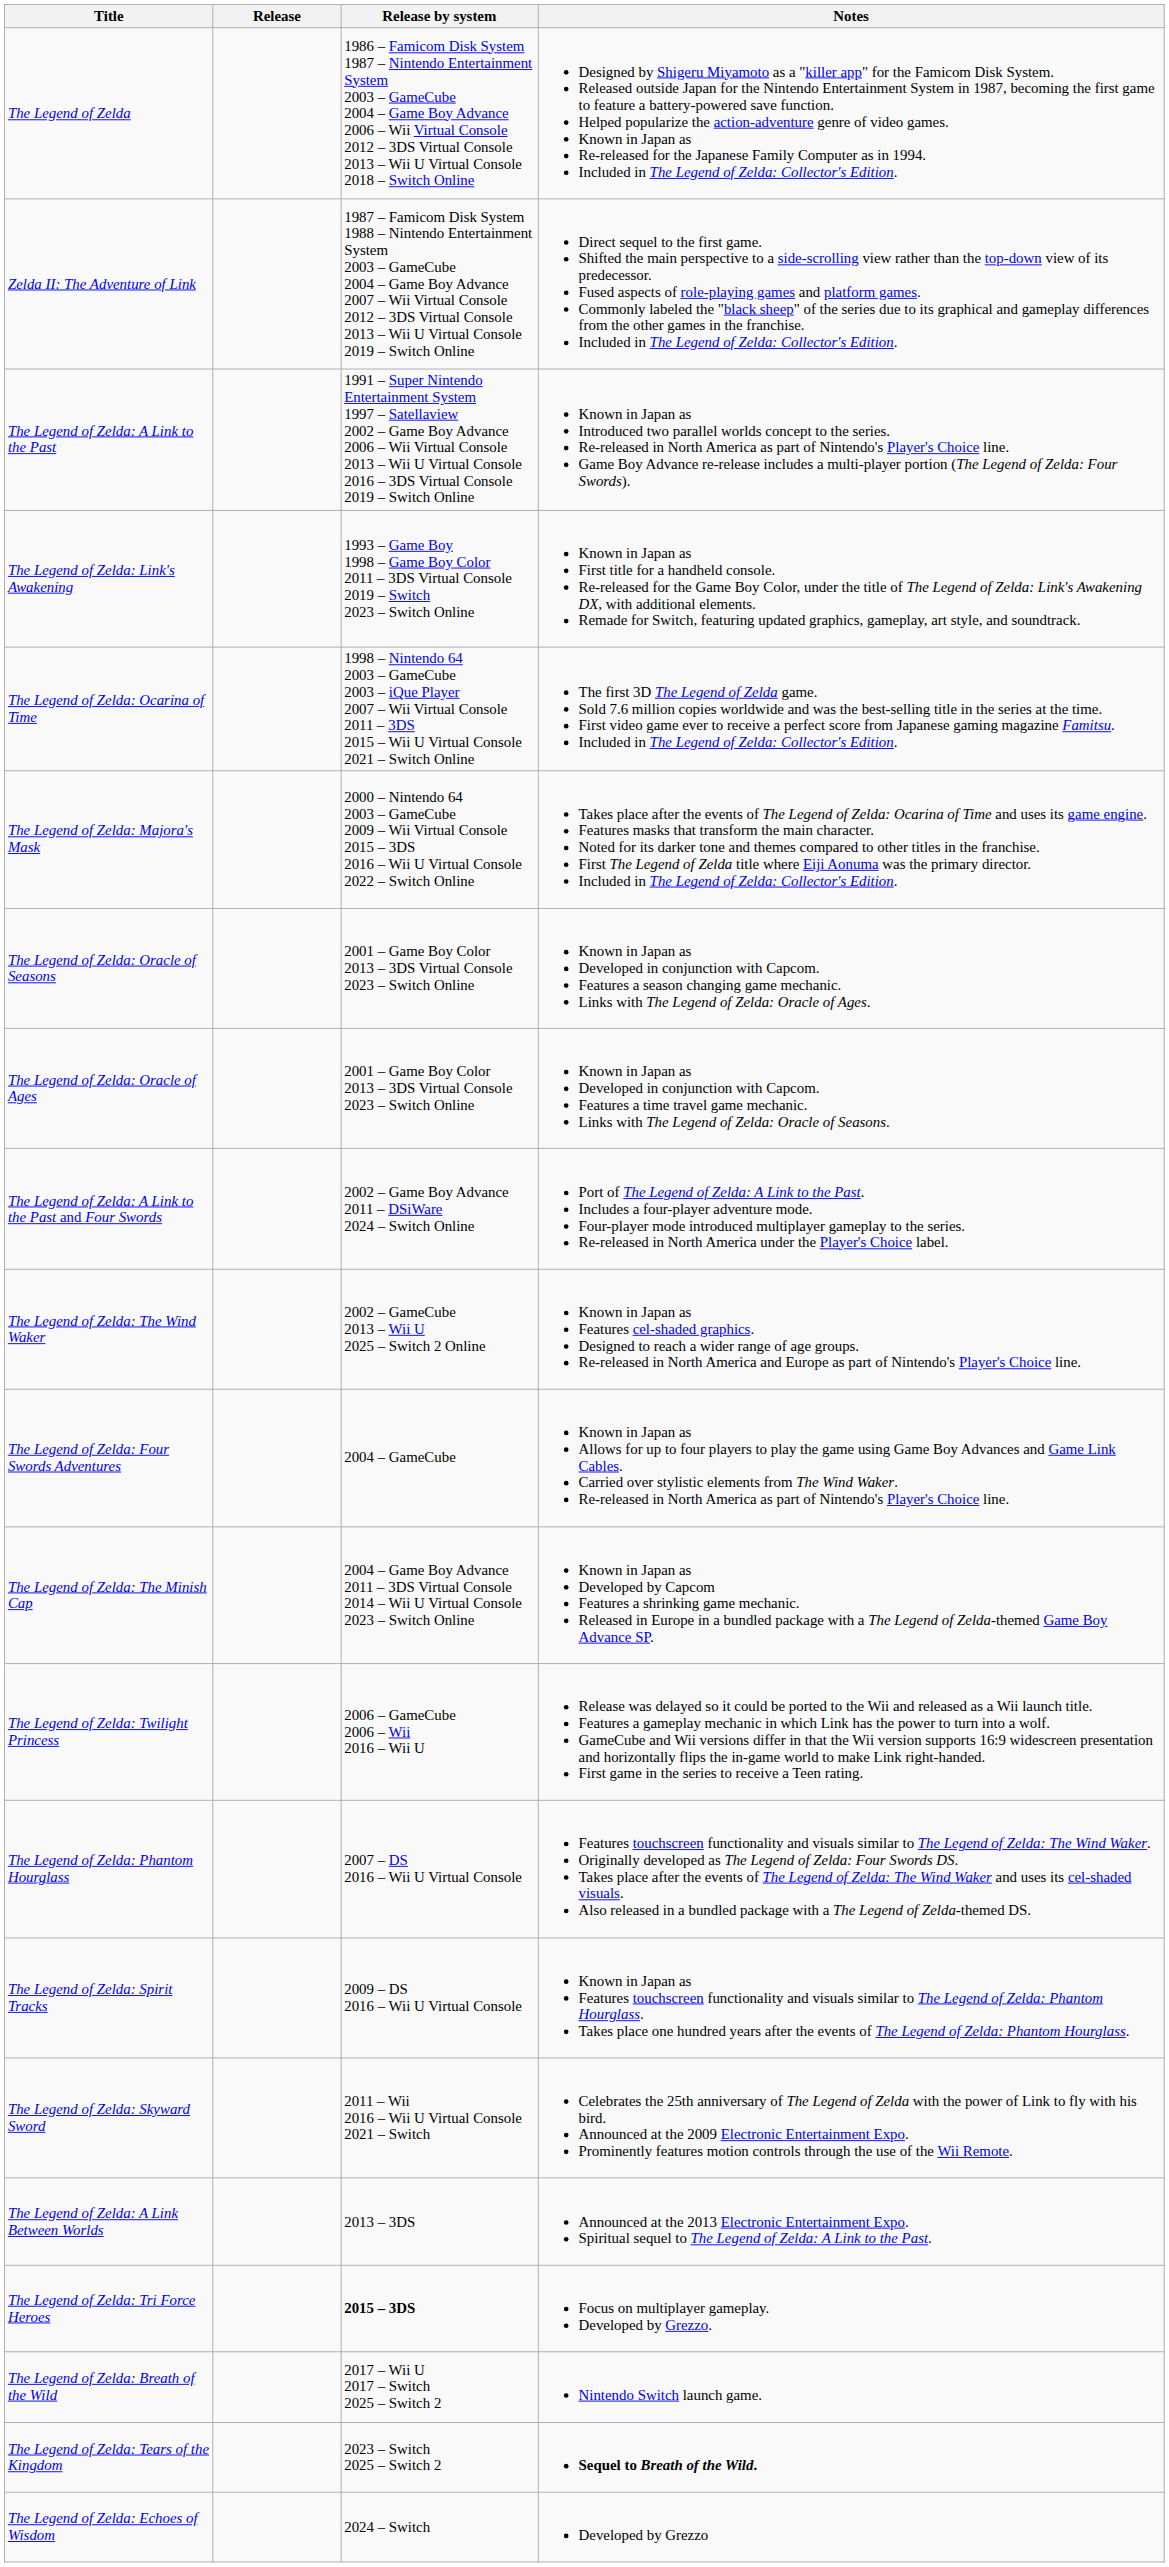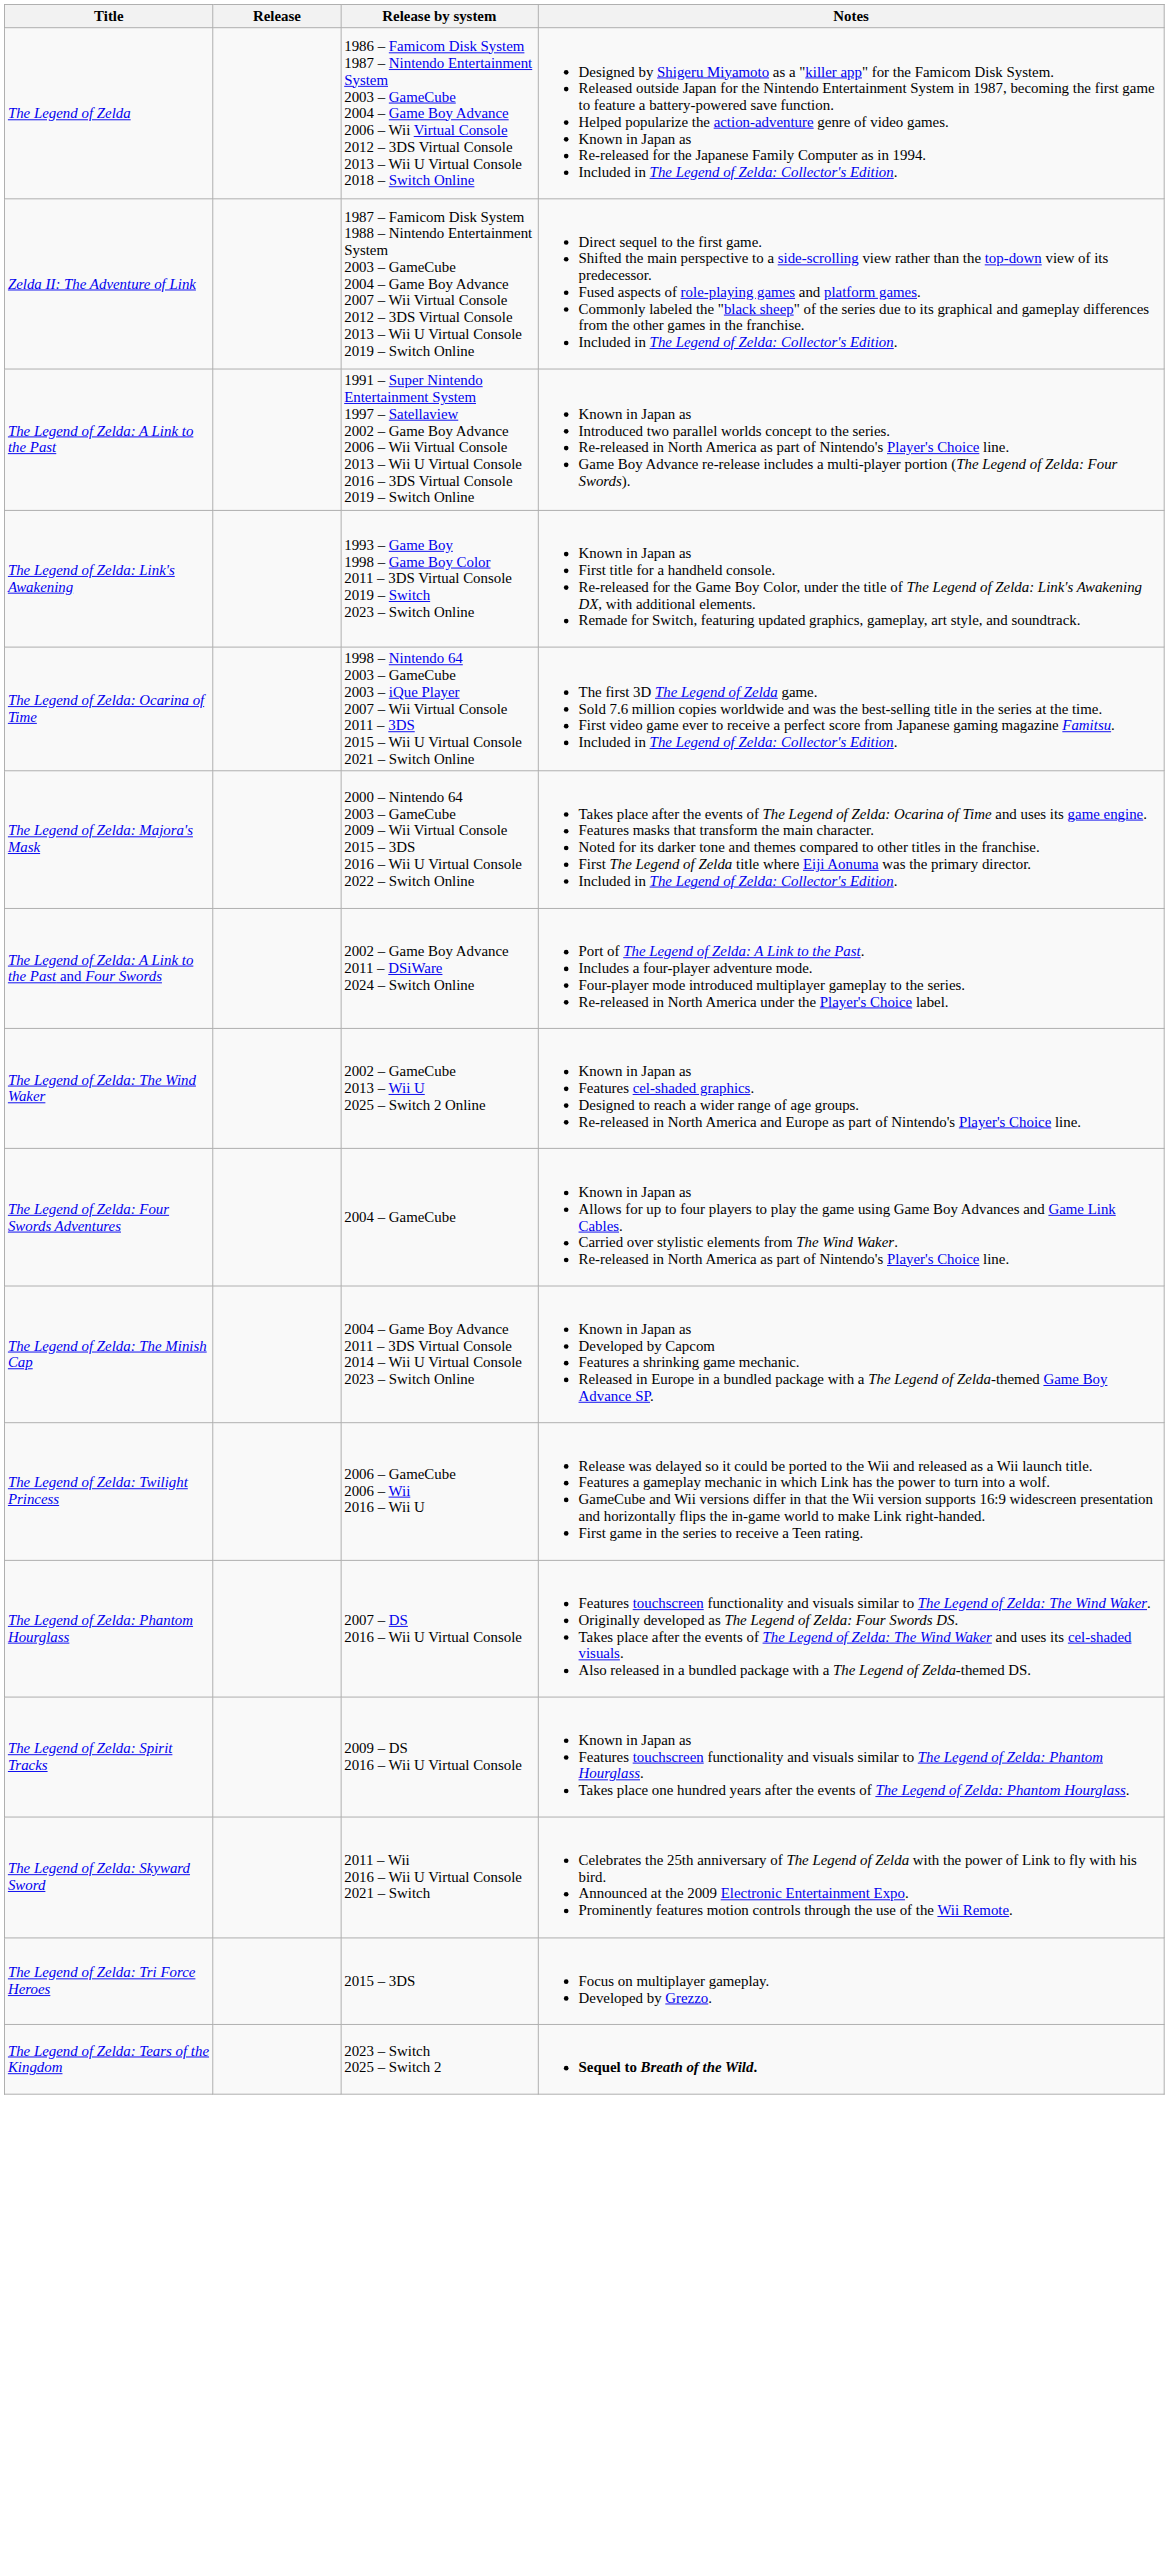- row: (102, 968)
- row: (102, 1088)
- row: (93, 2221)
(380, 2308) bold -> (380, 1981) normal
- row: (101, 2386)
- row: (103, 2527)
